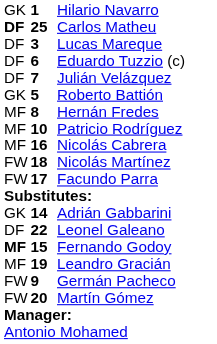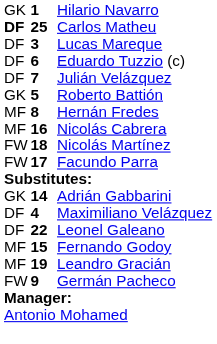- row: (120, 128)
+ row: (135, 213)
(15, 247) bold -> (15, 247) normal
- row: (105, 298)
